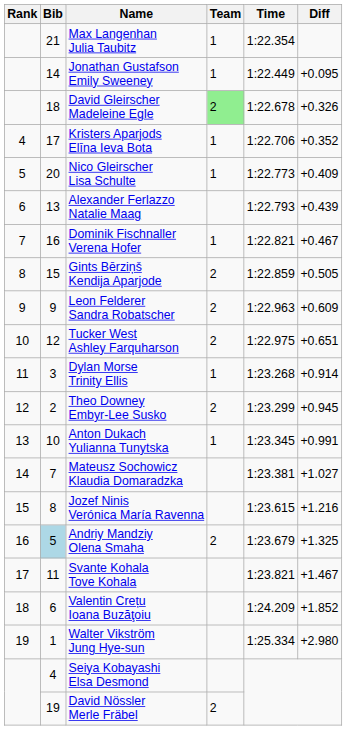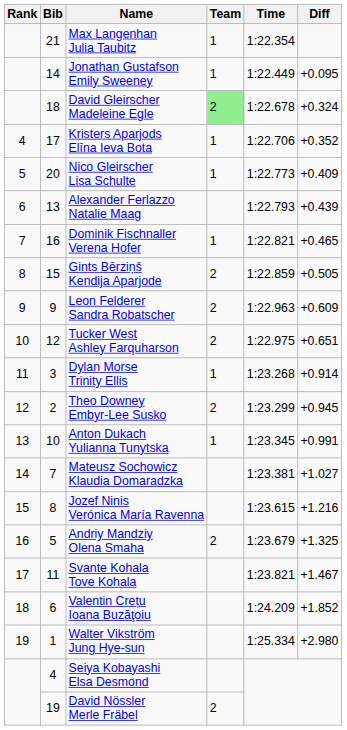(319, 107) +0.326 -> (319, 107) +0.324
(319, 241) +0.467 -> (319, 241) +0.465
(53, 541) lightblue background -> (53, 541) no background
